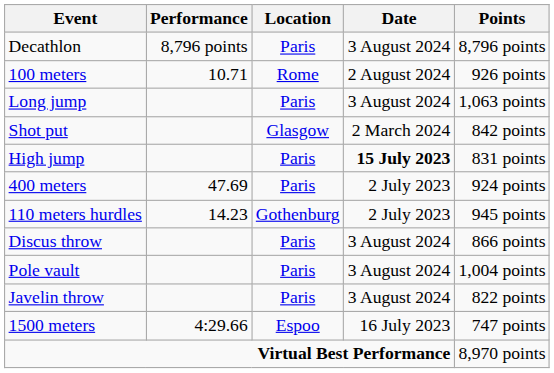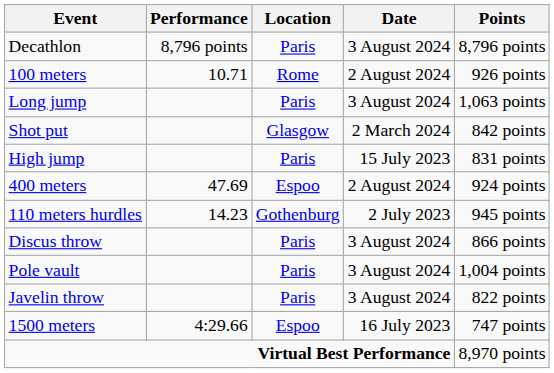(403, 158) bold -> (405, 158) normal
(298, 185) Paris -> (298, 185) Espoo
(409, 185) 2 July 2023 -> (399, 185) 2 August 2024
